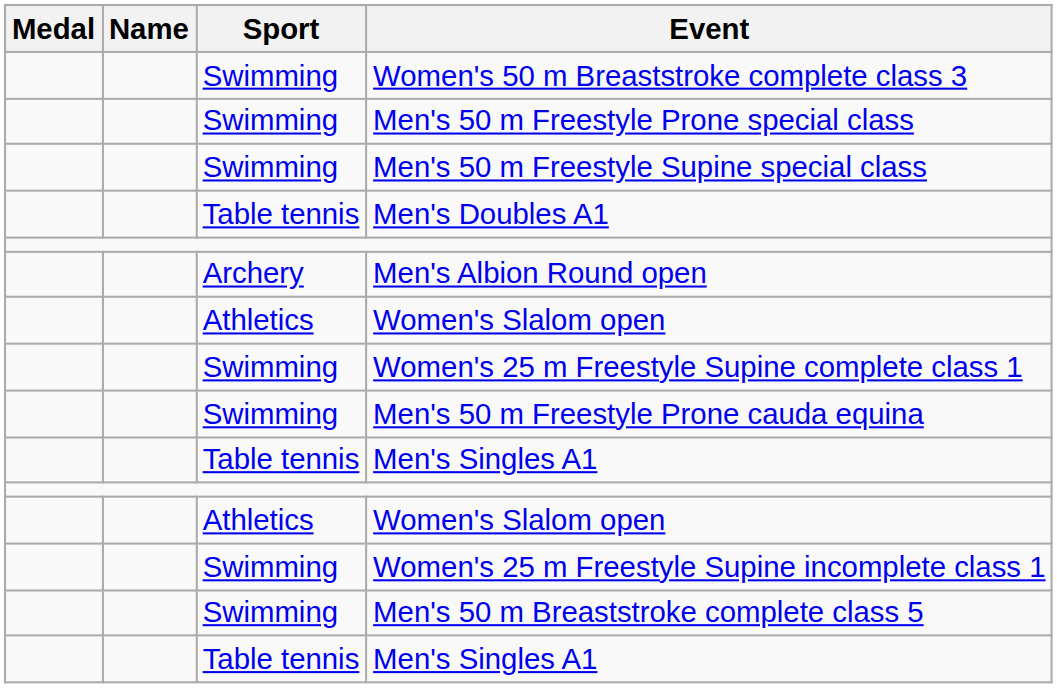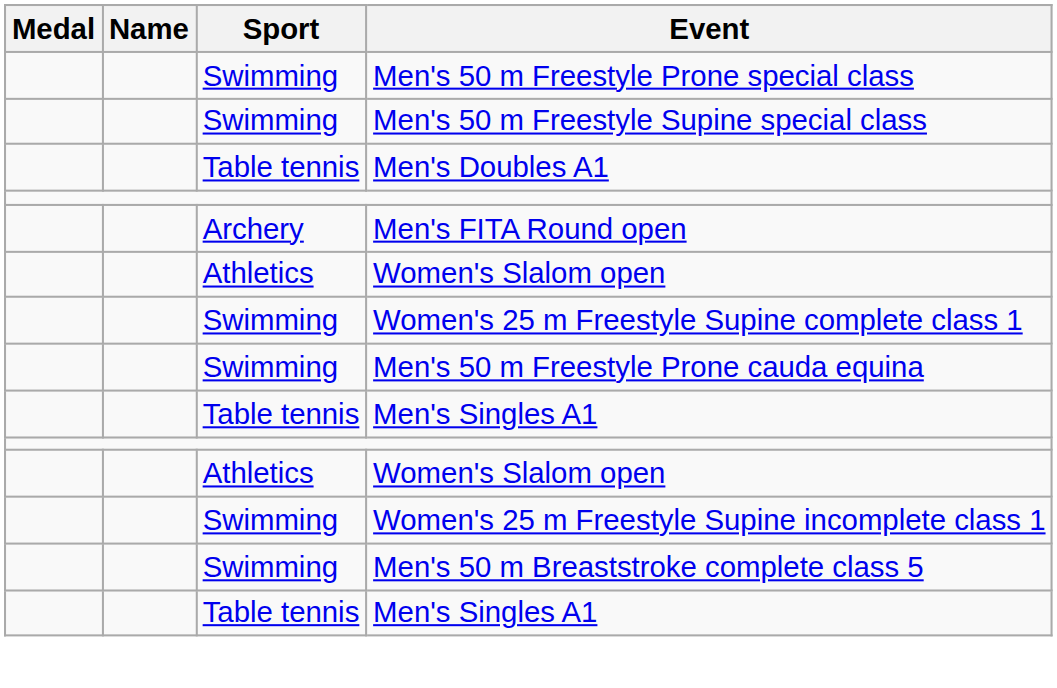- row: (270, 75)
- row: (253, 274)
+ row: (253, 228)
